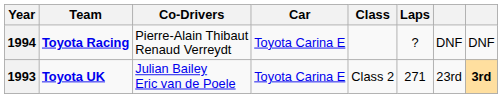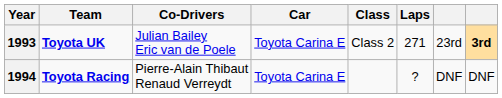rows swapped: (22, 77) <-> (22, 42)
